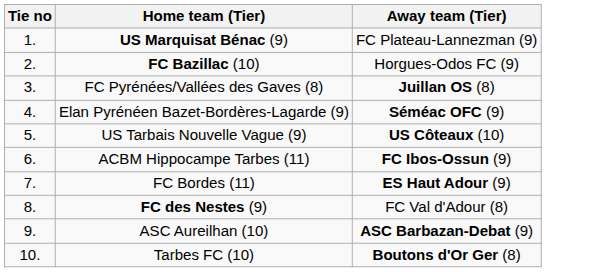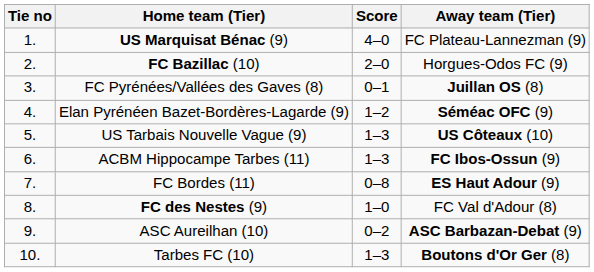+ column: (377, 16)
